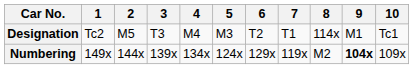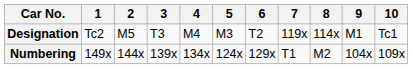(289, 34) T1 -> (294, 34) 119x
(294, 53) 119x -> (289, 53) T1
(359, 53) bold -> (359, 53) normal
